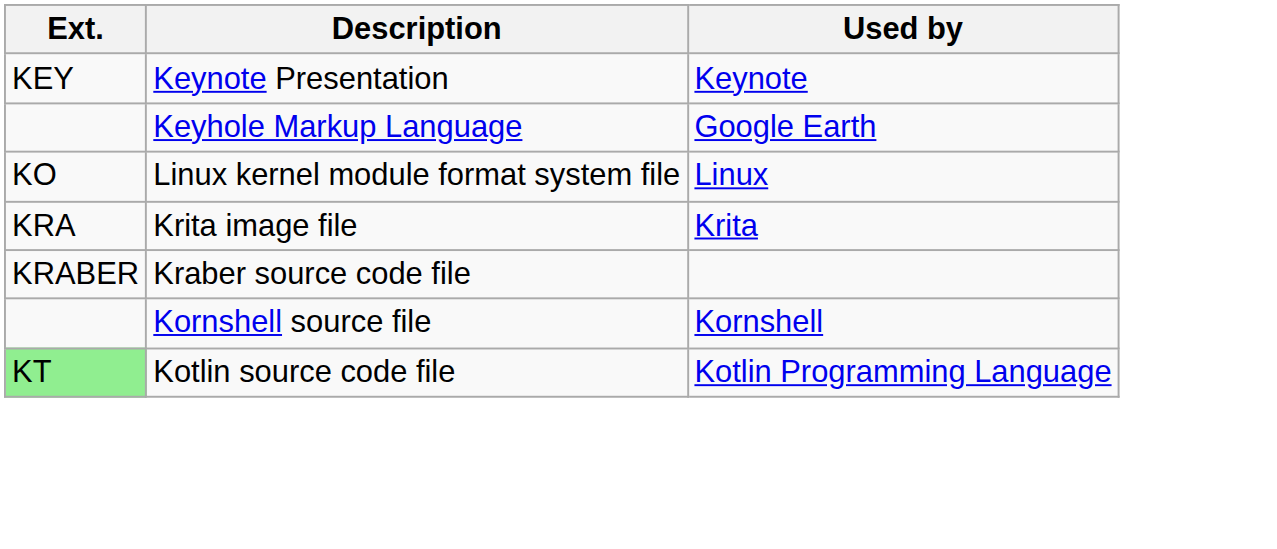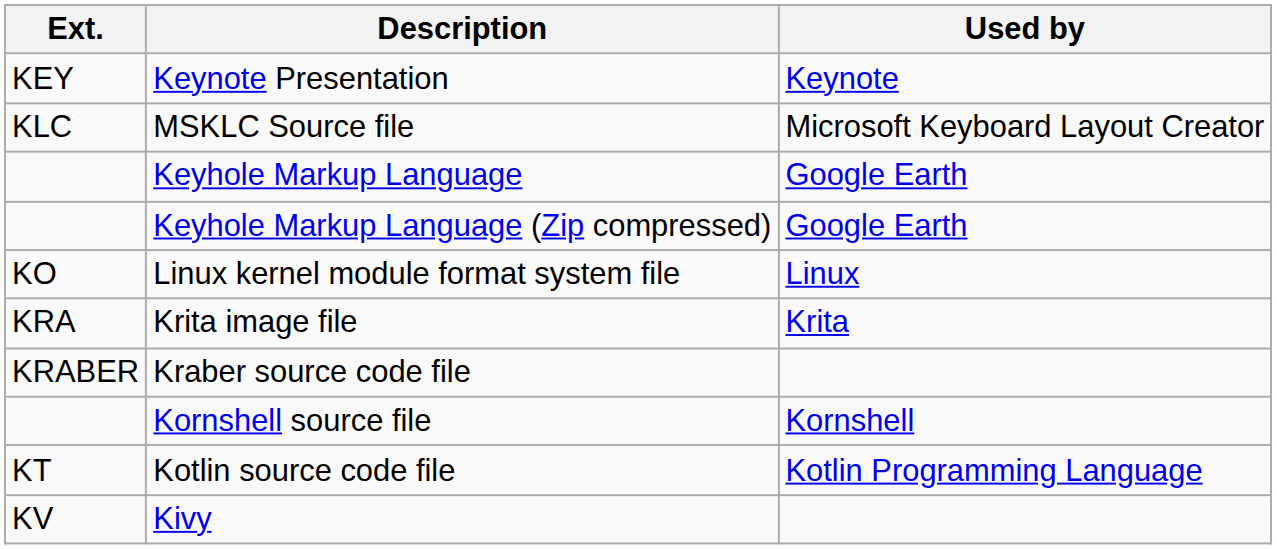+ row: (284, 126)
+ row: (462, 224)
(32, 371) lightgreen background -> (32, 469) no background
+ row: (182, 518)
